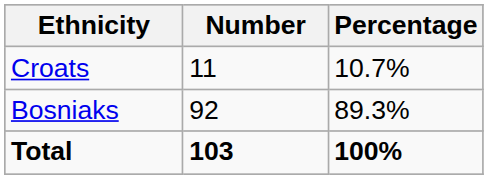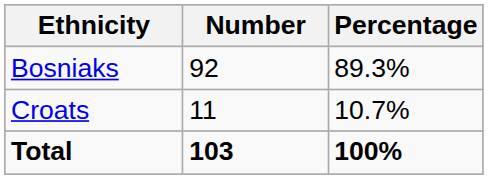rows swapped: (65, 109) <-> (50, 67)
